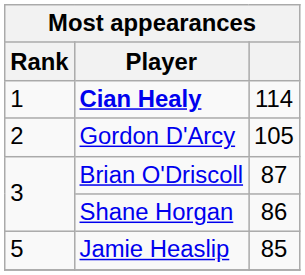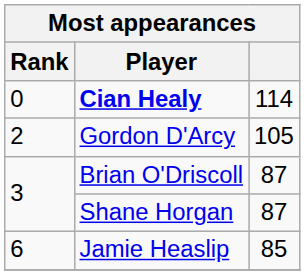(17, 99) 1 -> (17, 99) 0
(274, 212) 86 -> (274, 212) 87
(17, 250) 5 -> (17, 250) 6
